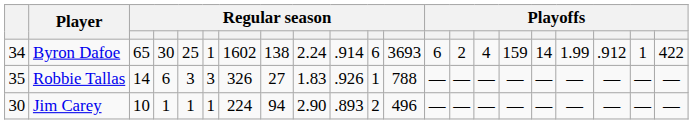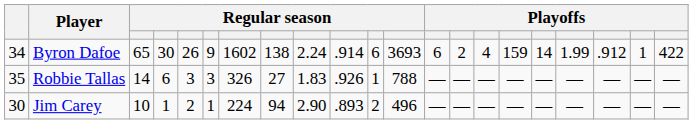(190, 52) 25 -> (190, 52) 26
(211, 52) 1 -> (211, 52) 9
(190, 105) 1 -> (190, 105) 2
